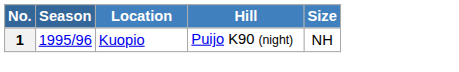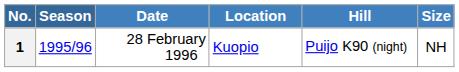+ column: (152, 16)
